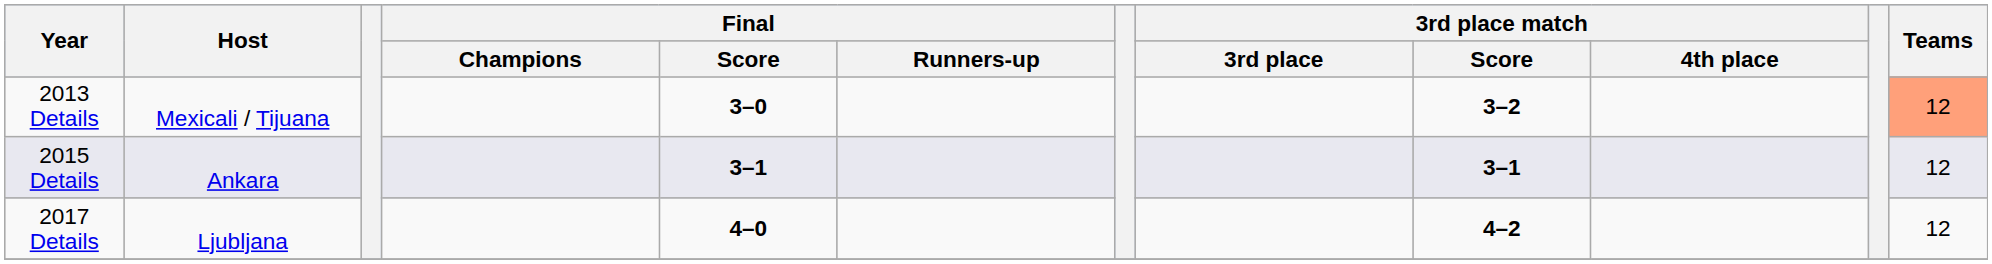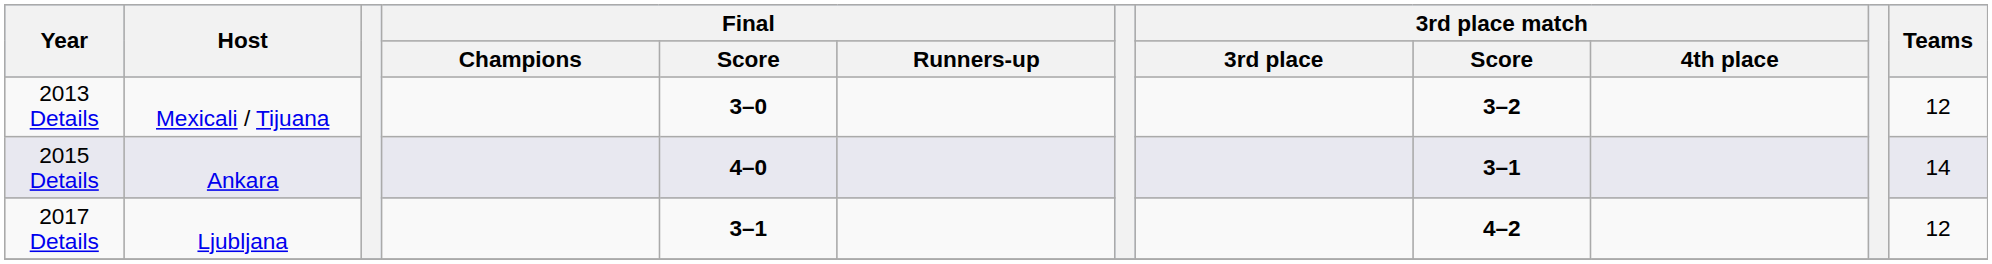(1938, 107) lightsalmon background -> (1938, 107) no background
(748, 168) 3–1 -> (748, 168) 4–0
(1938, 168) 12 -> (1938, 168) 14
(748, 229) 4–0 -> (748, 229) 3–1
